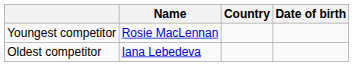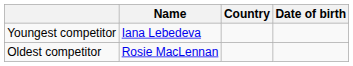(170, 33) Rosie MacLennan -> (161, 33) Iana Lebedeva
(161, 52) Iana Lebedeva -> (170, 52) Rosie MacLennan
